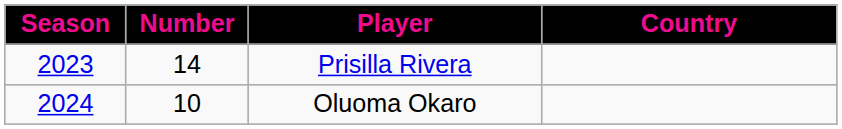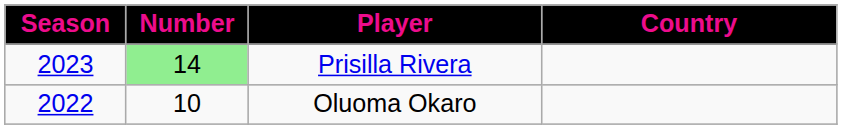(187, 64) no background -> (187, 64) lightgreen background
(66, 104) 2024 -> (66, 104) 2022
